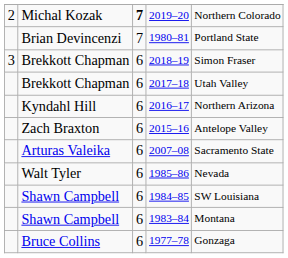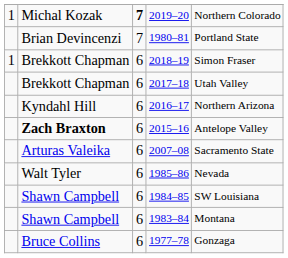(11, 15) 2 -> (11, 15) 1
(11, 60) 3 -> (11, 60) 1
(60, 128) normal -> (64, 128) bold
